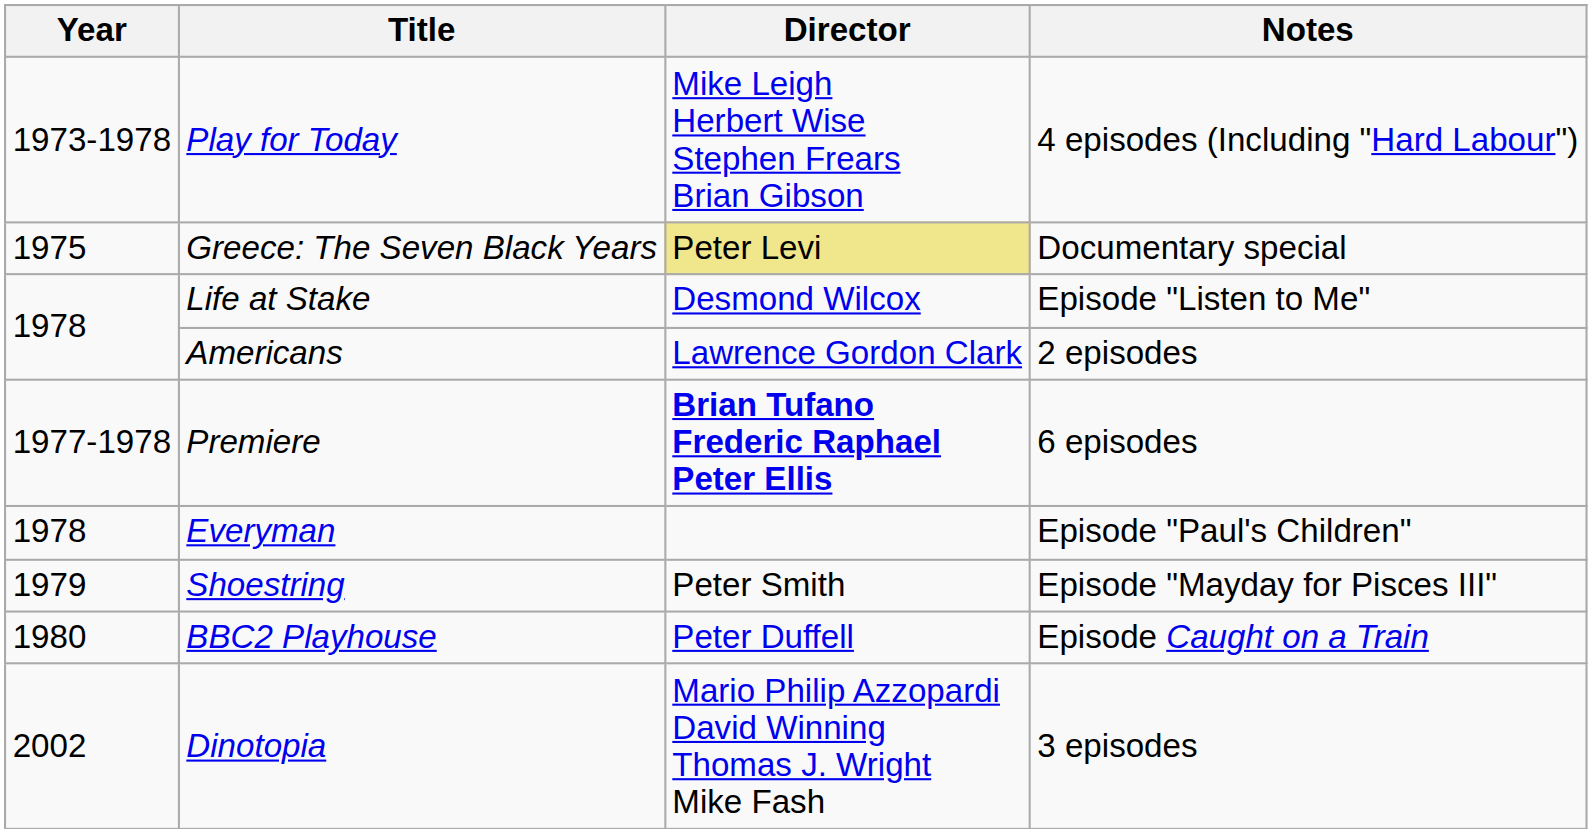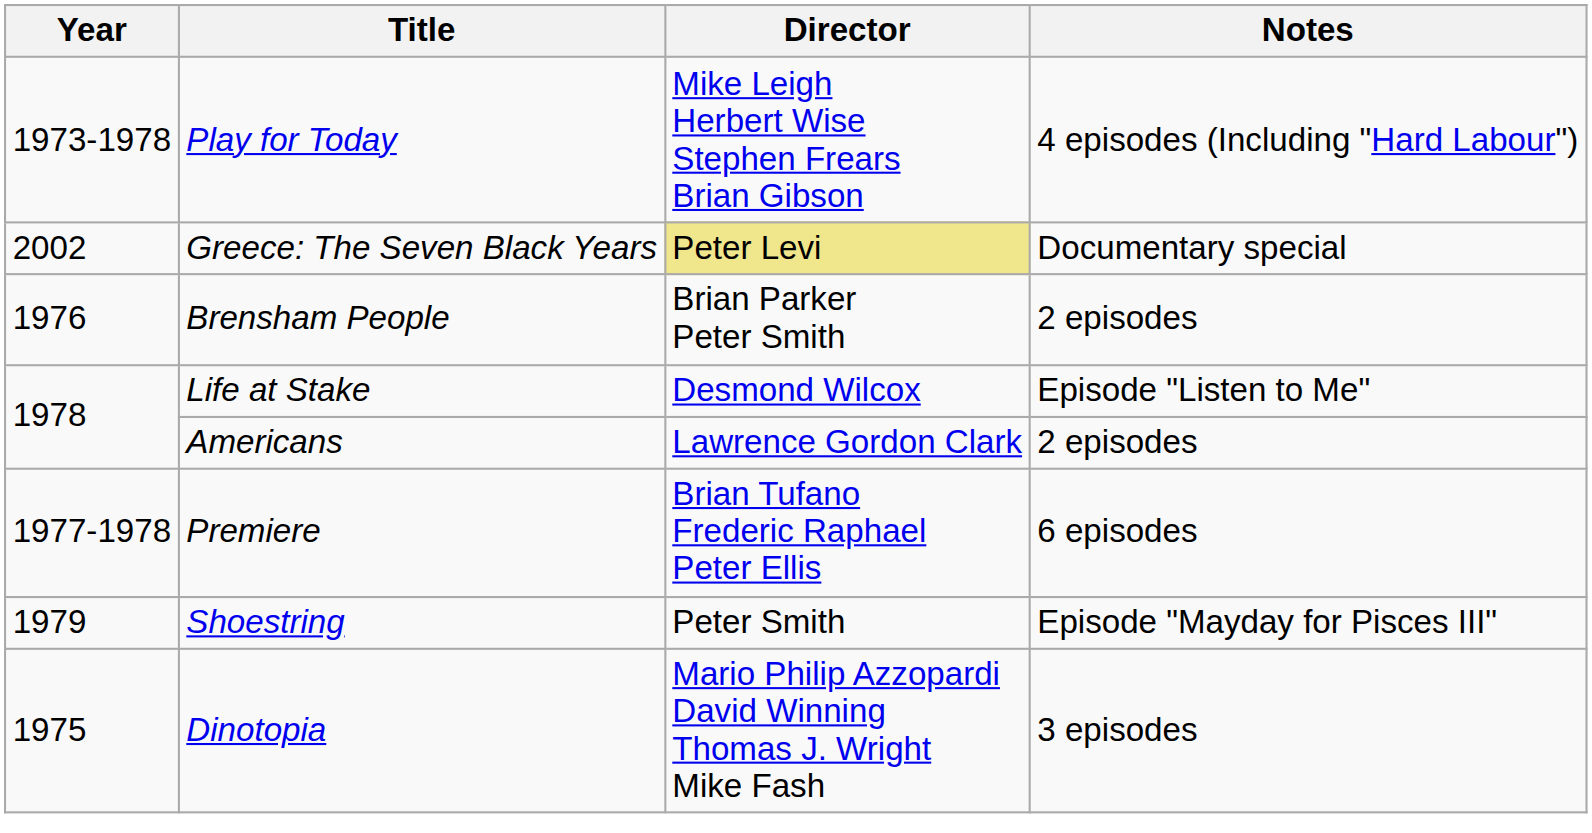(50, 247) 1975 -> (50, 247) 2002
+ row: (318, 318)
(807, 442) bold -> (799, 532) normal
- row: (261, 532)
- row: (312, 637)
(50, 745) 2002 -> (50, 730) 1975
